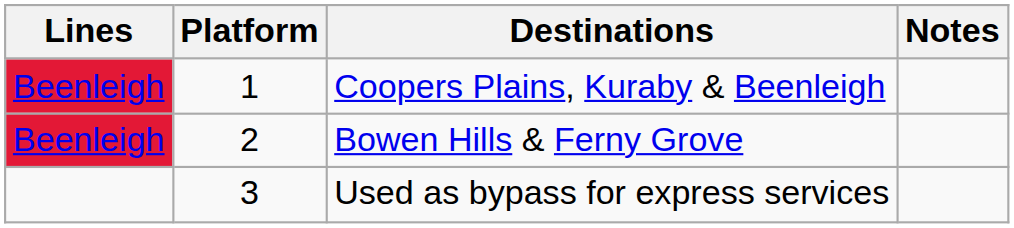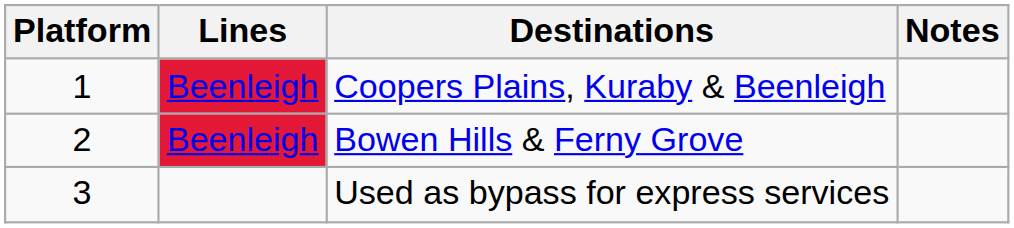columns swapped: (249, 31) <-> (89, 31)
